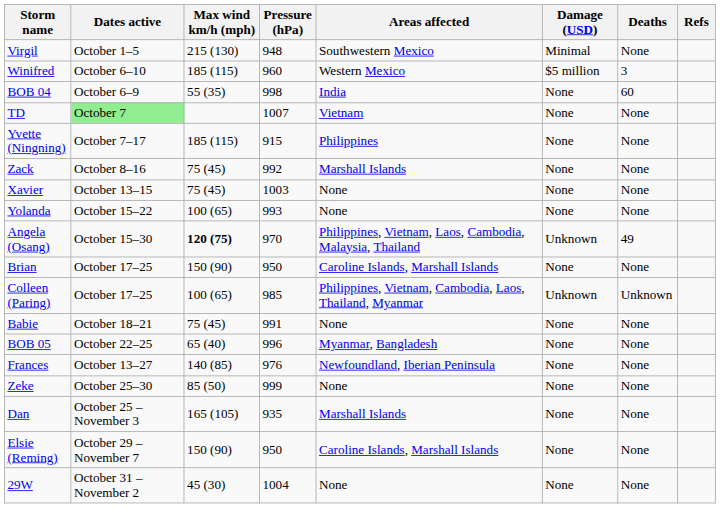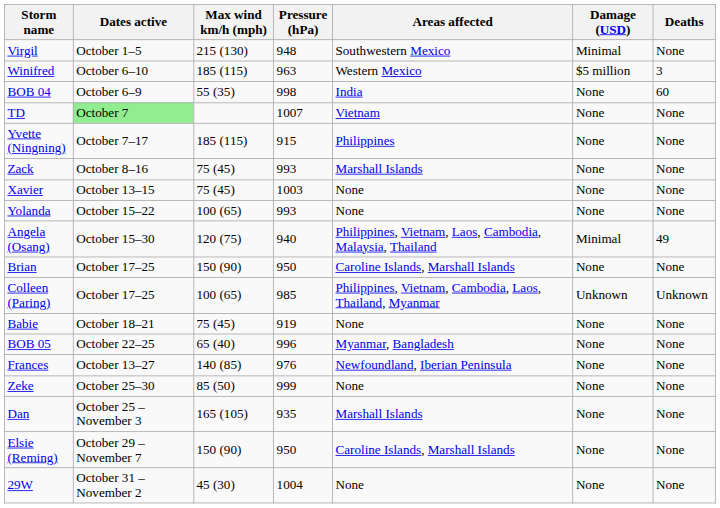- column: (696, 22)
(272, 71) 960 -> (286, 71) 963
(272, 169) 992 -> (286, 169) 993
(209, 239) bold -> (219, 239) normal
(272, 239) 970 -> (286, 239) 940
(571, 239) Unknown -> (598, 239) Minimal
(272, 323) 991 -> (286, 323) 919
